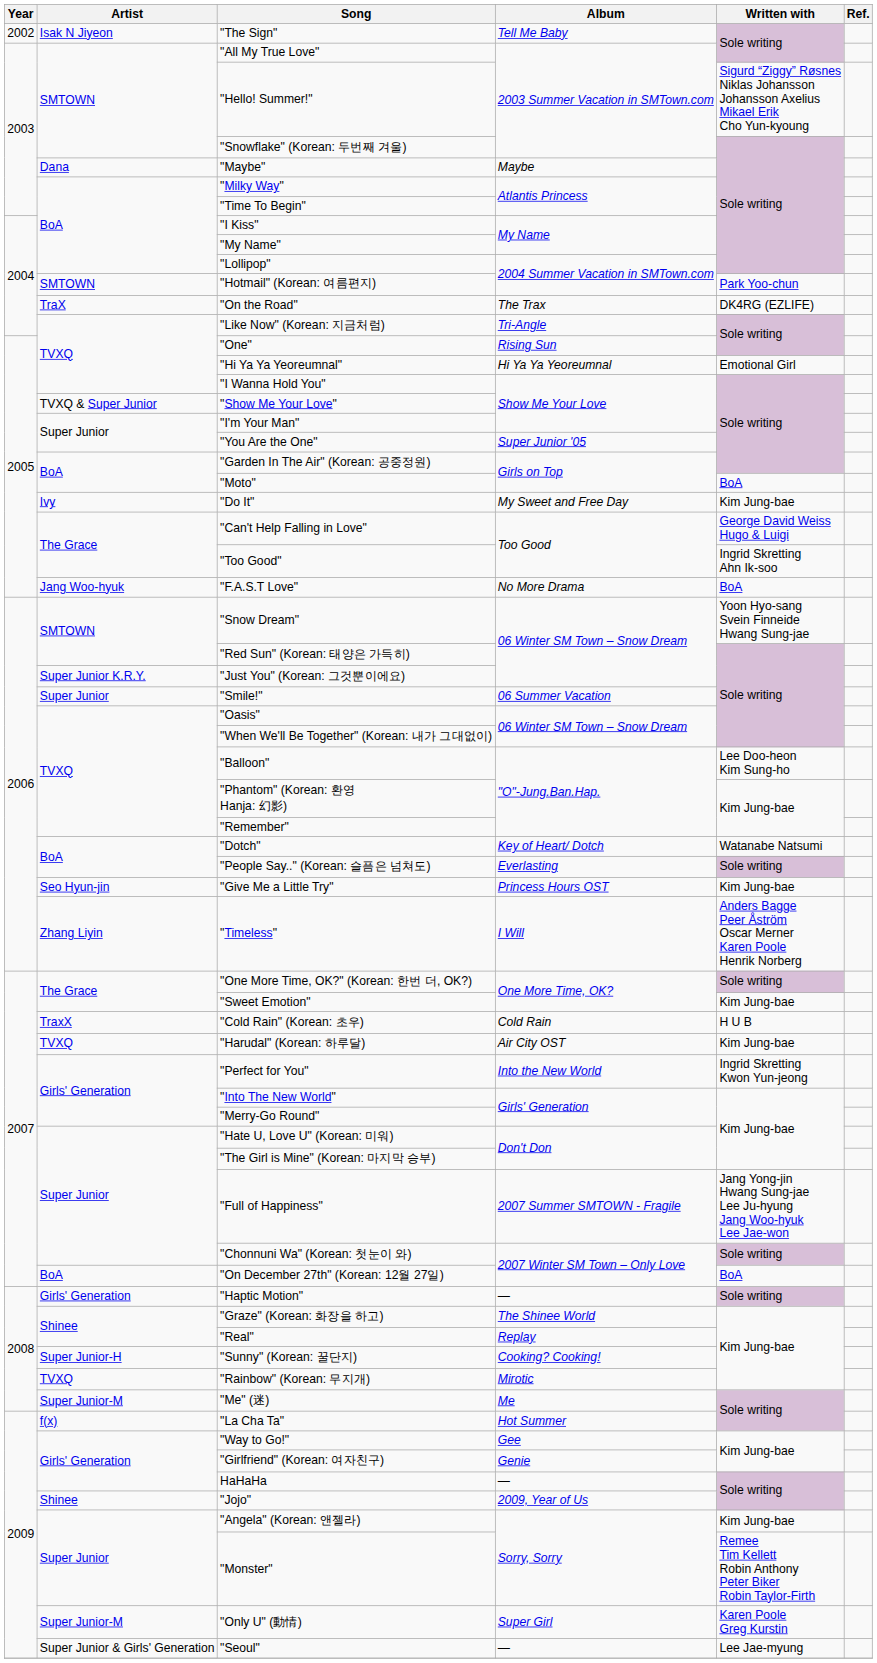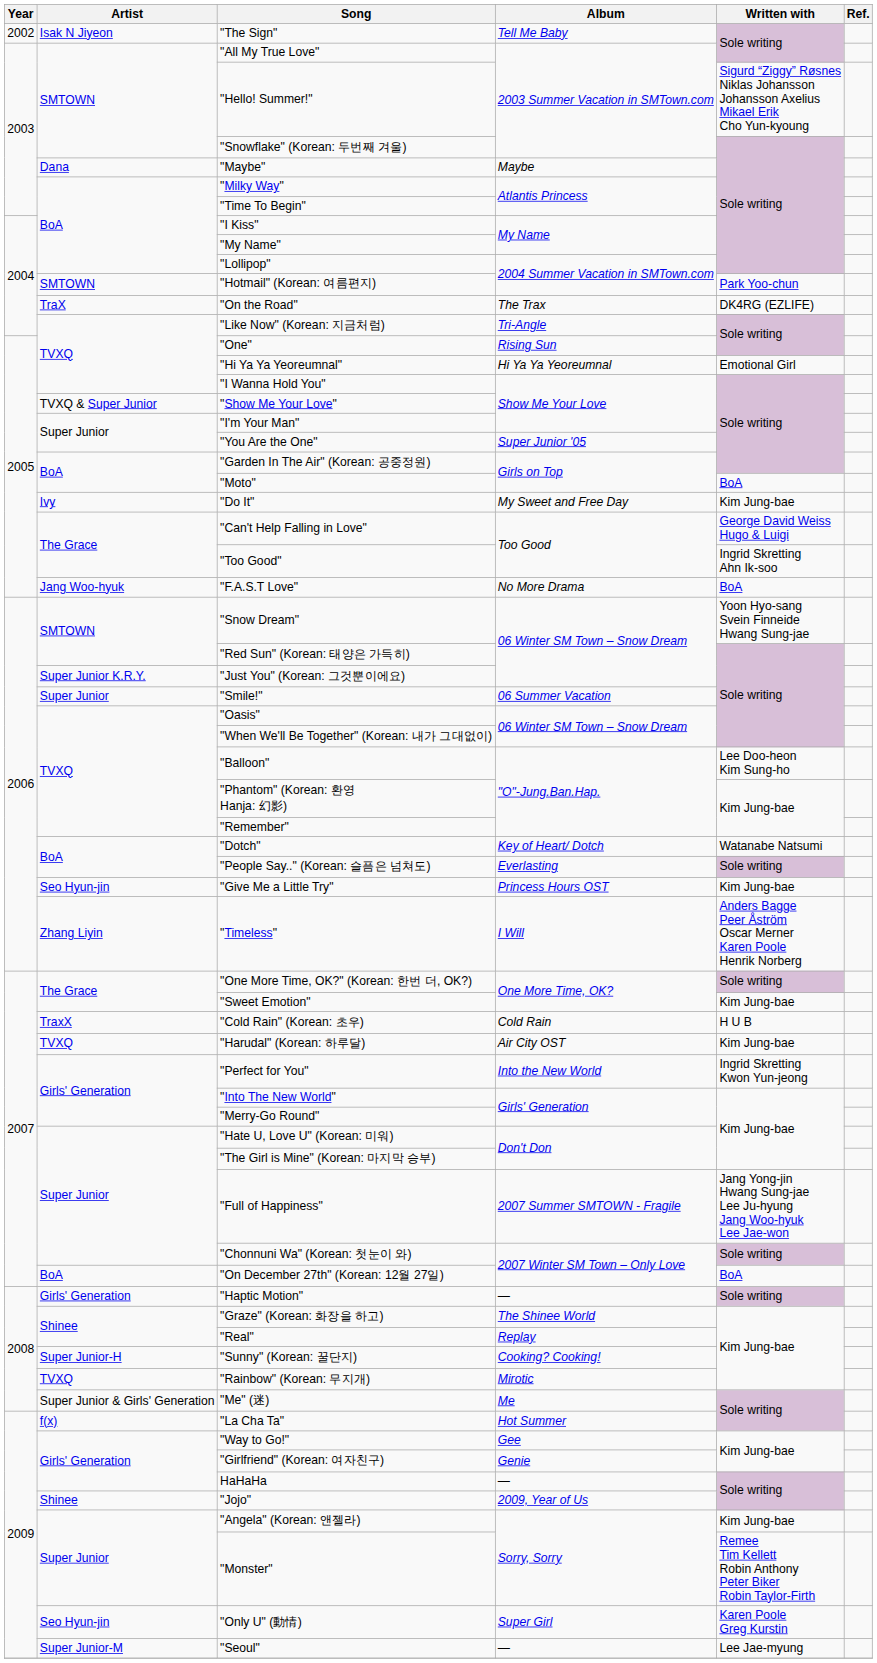(81, 1400) Super Junior-M -> (127, 1400) Super Junior & Girls' Generation
(81, 1622) Super Junior-M -> (75, 1622) Seo Hyun-jin
(127, 1648) Super Junior & Girls' Generation -> (81, 1648) Super Junior-M
